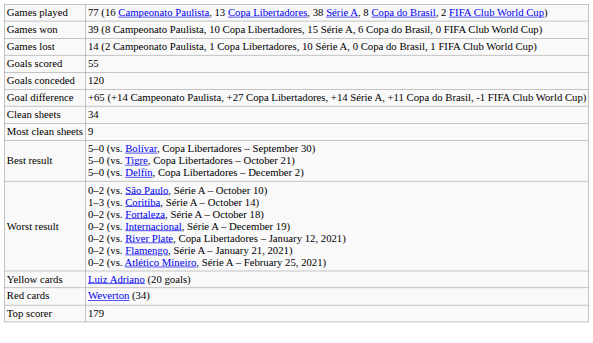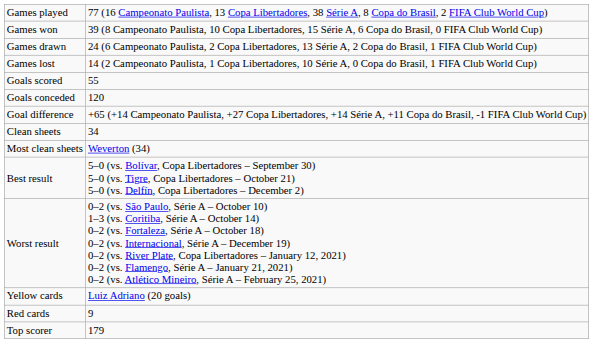+ row: (36, 47)
(91, 132) 9 -> (119, 149) Weverton (34)
(119, 296) Weverton (34) -> (91, 313) 9
